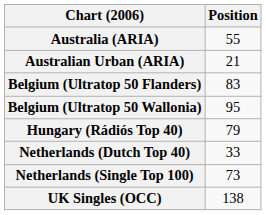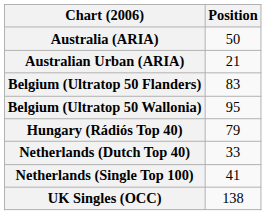(233, 38) 55 -> (233, 38) 50
(233, 175) 73 -> (233, 175) 41
